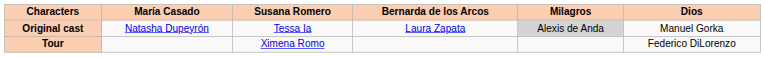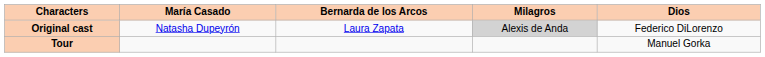- column: (293, 12)
(692, 28) Manuel Gorka -> (679, 28) Federico DiLorenzo
(692, 44) Federico DiLorenzo -> (679, 44) Manuel Gorka
